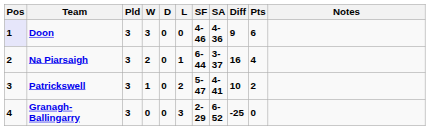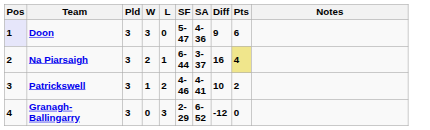- column: (167, 12)
(200, 33) 4-46 -> (183, 33) 5-47
(253, 59) no background -> (237, 59) khaki background
(200, 86) 5-47 -> (183, 86) 4-46
(237, 112) -25 -> (220, 112) -12
